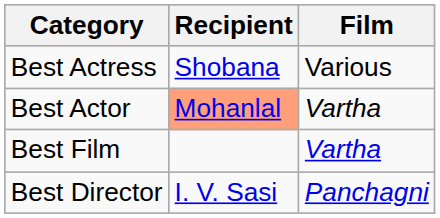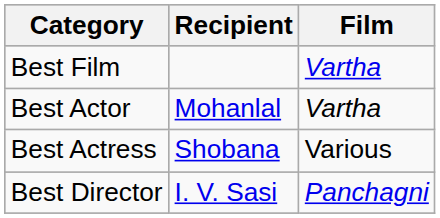rows swapped: (66, 150) <-> (84, 66)
(228, 108) lightsalmon background -> (228, 108) no background
